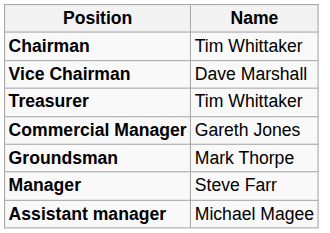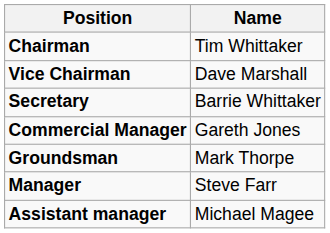+ row: (49, 102)
- row: (49, 102)
